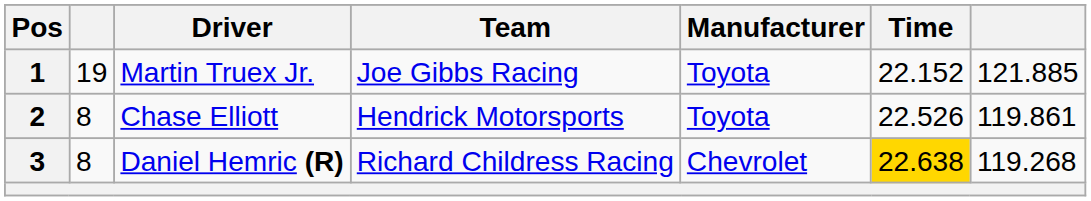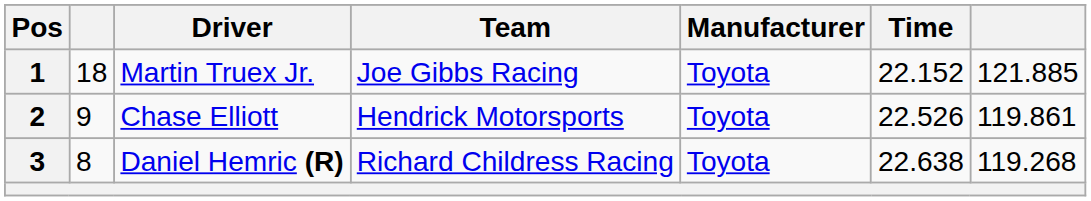(92, 72) 19 -> (92, 72) 18
(84, 116) 8 -> (84, 116) 9
(747, 161) Chevrolet -> (728, 161) Toyota
(921, 161) gold background -> (921, 161) no background
